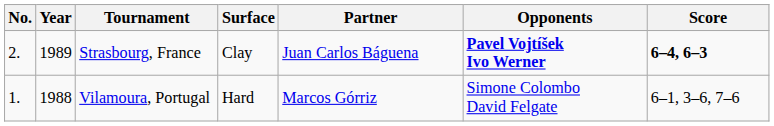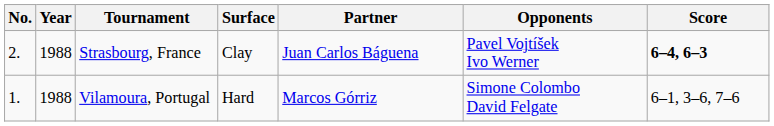(56, 52) 1989 -> (56, 52) 1988
(515, 52) bold -> (513, 52) normal
